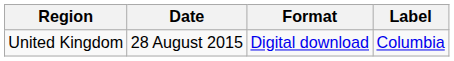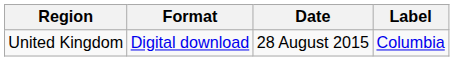columns swapped: (187, 17) <-> (310, 17)
